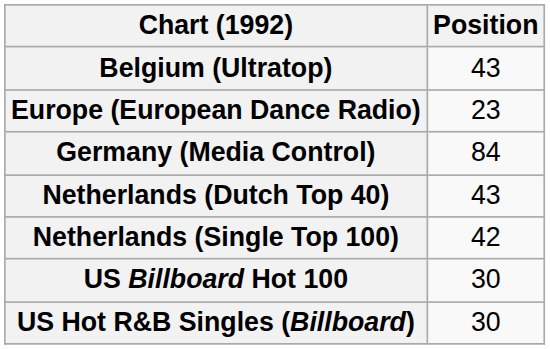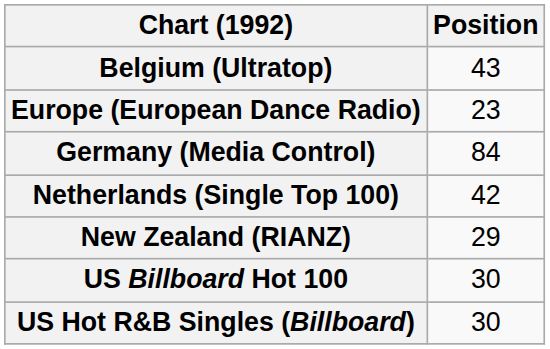- row: (216, 195)
+ row: (216, 237)
